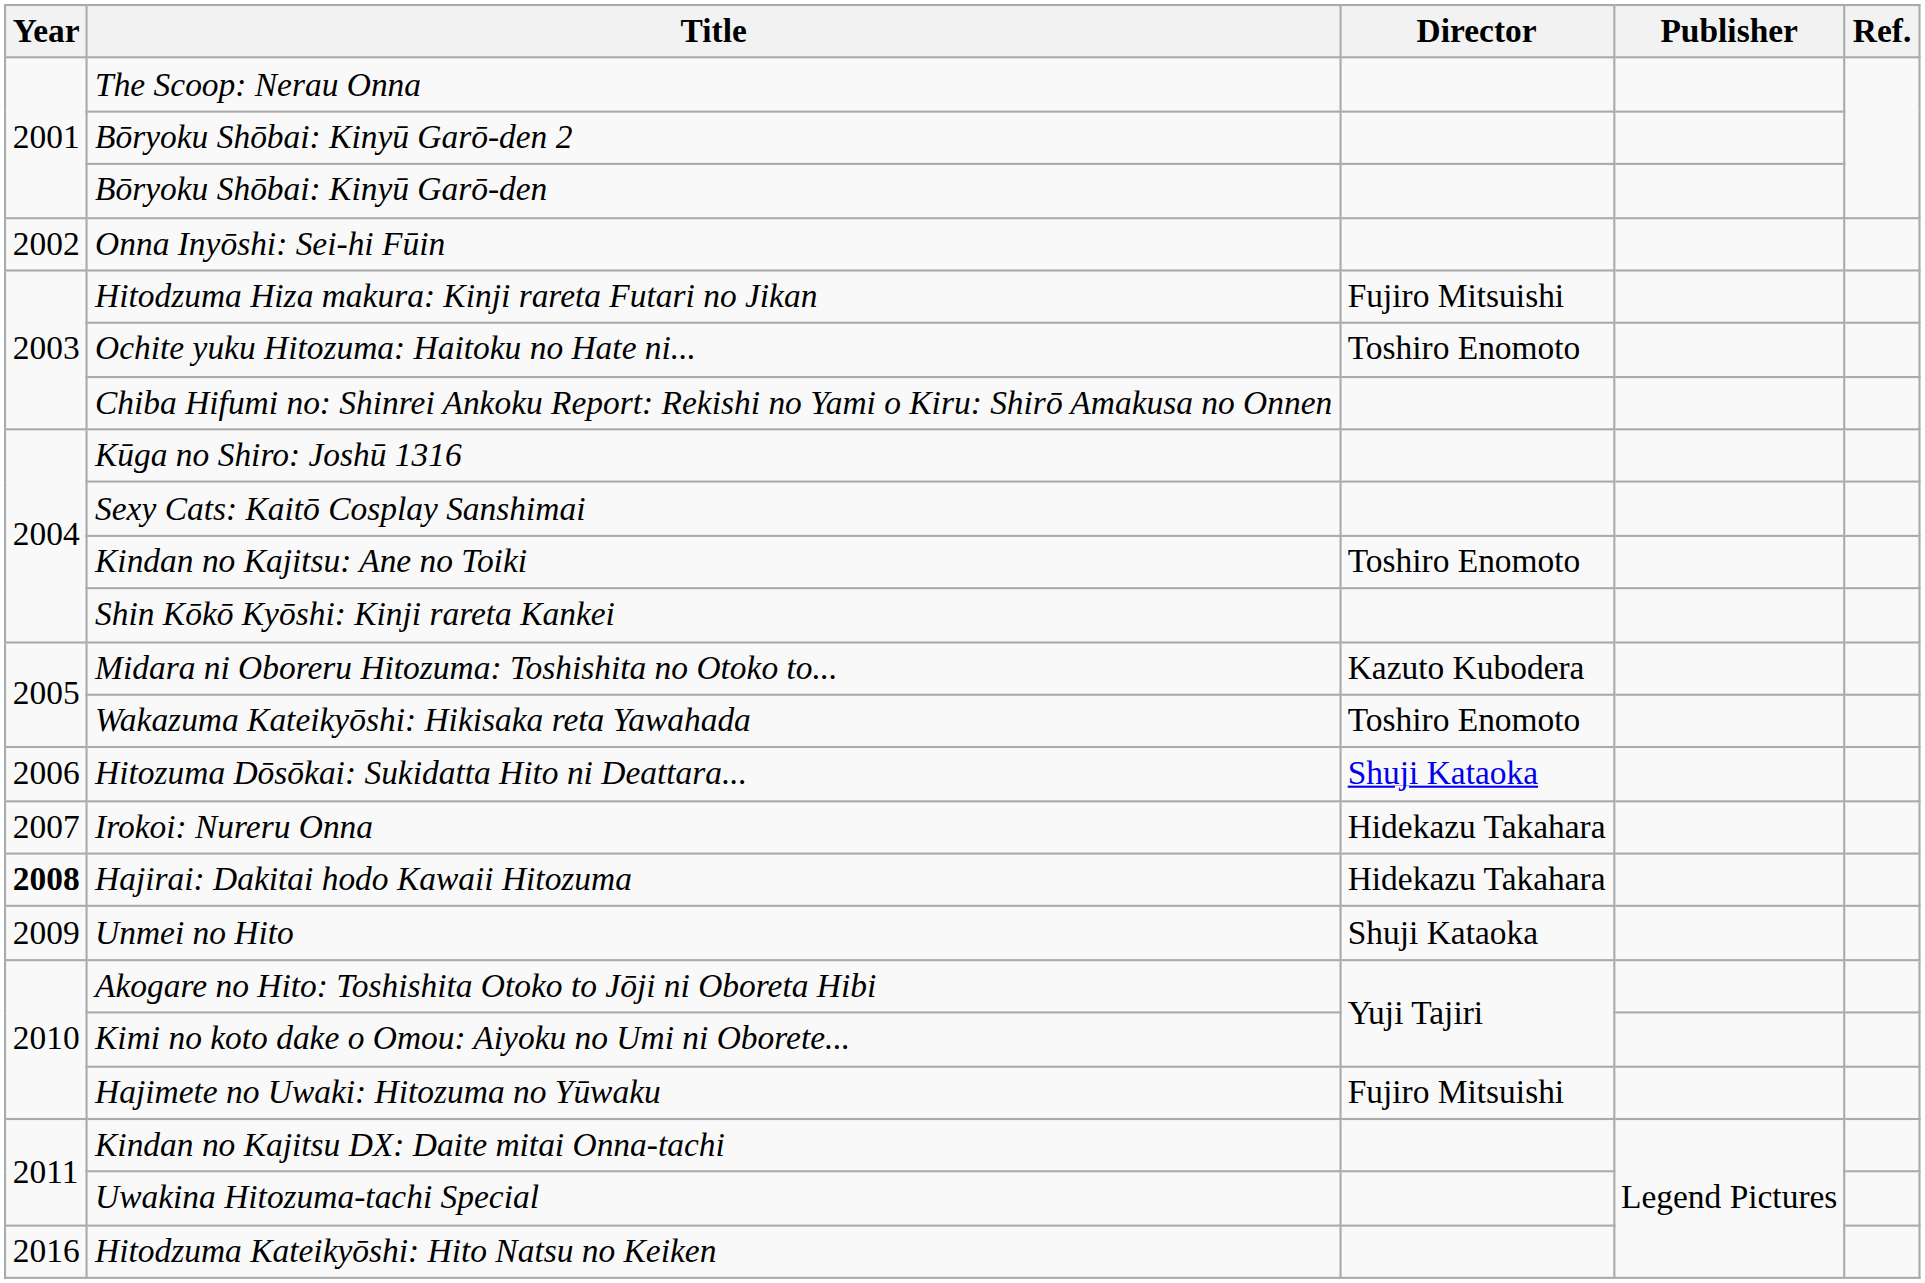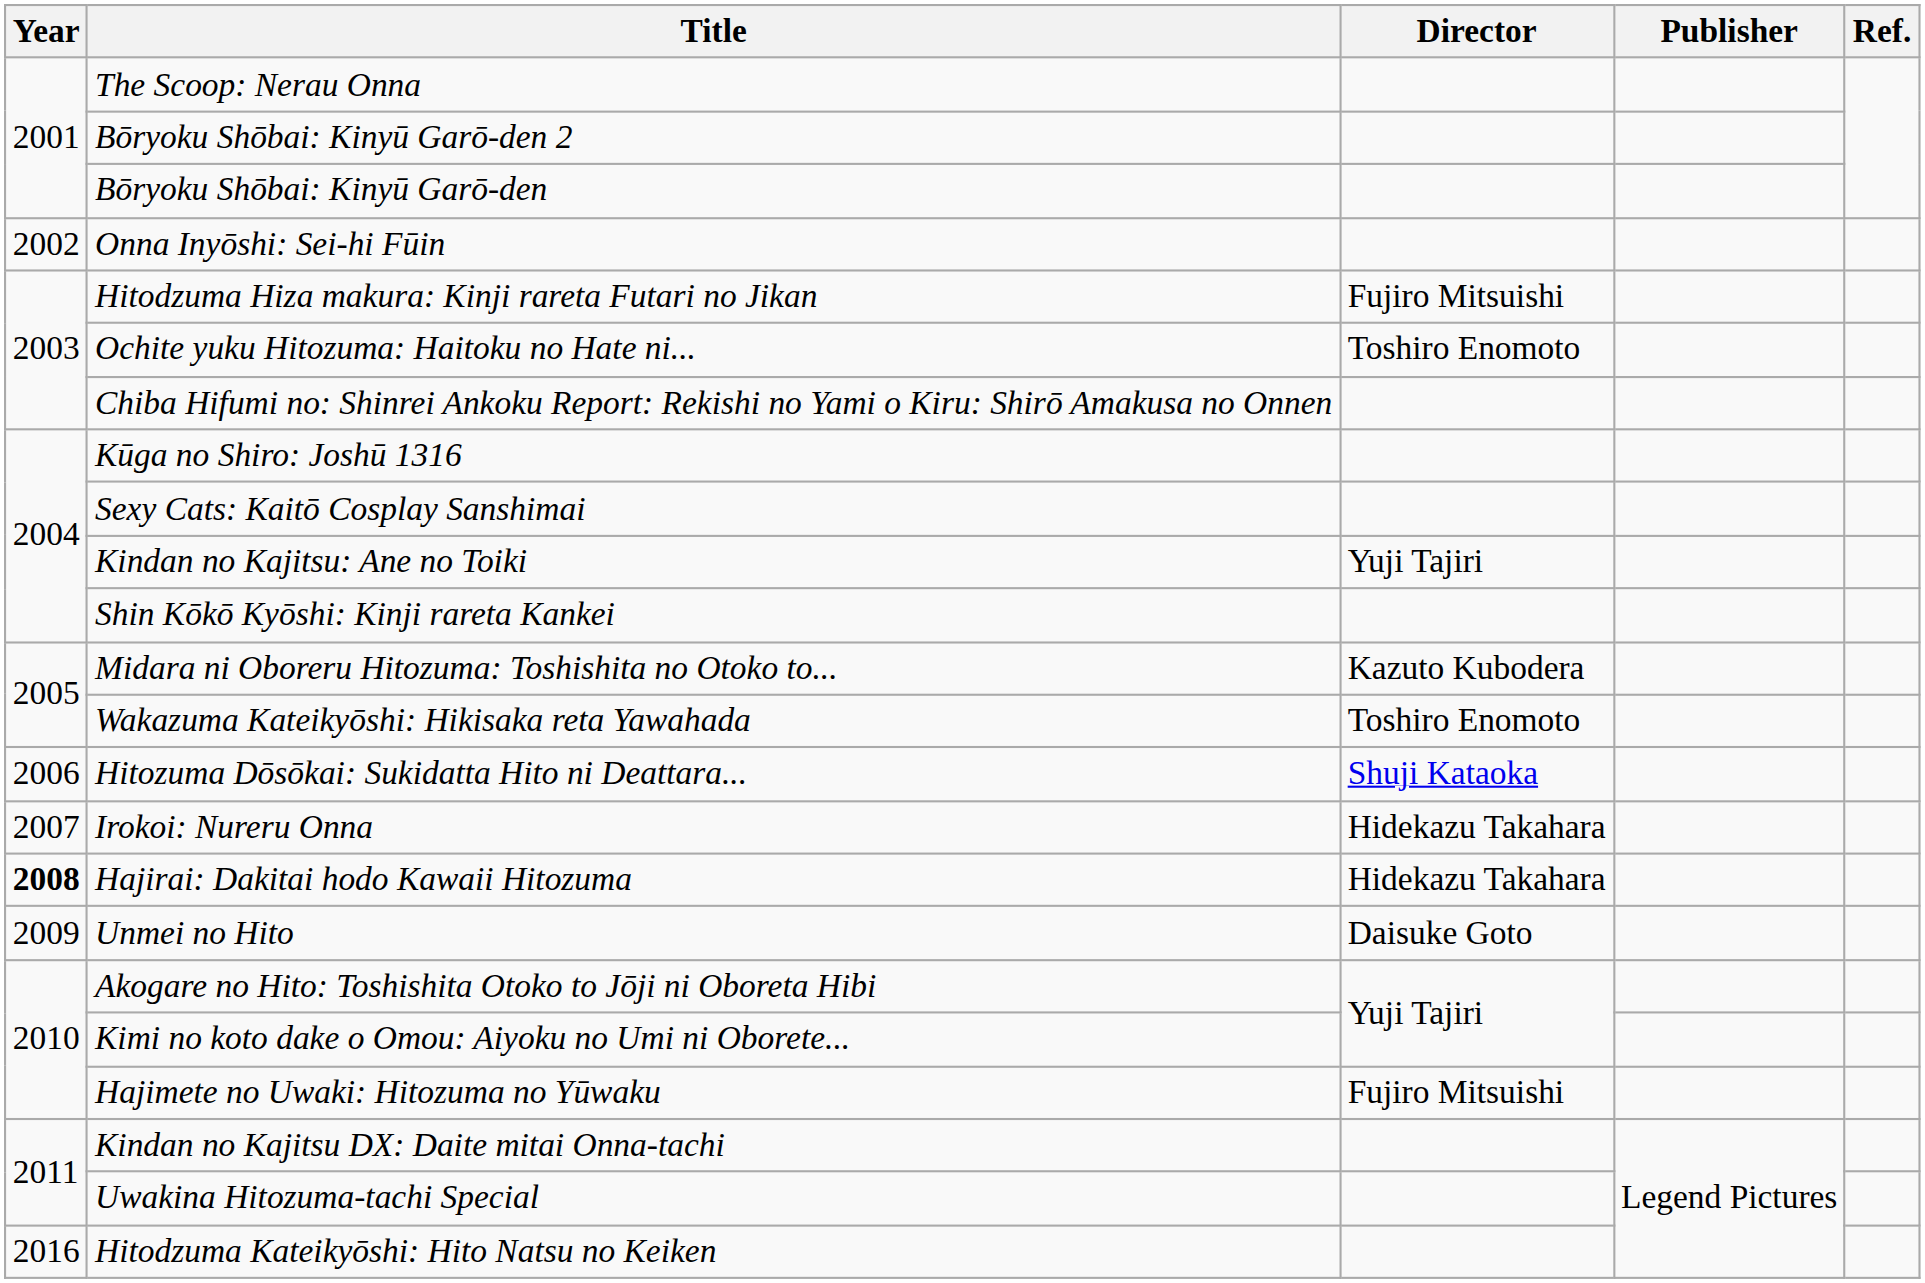(1464, 561) Toshiro Enomoto -> (1415, 561) Yuji Tajiri
(1443, 932) Shuji Kataoka -> (1440, 932) Daisuke Goto
